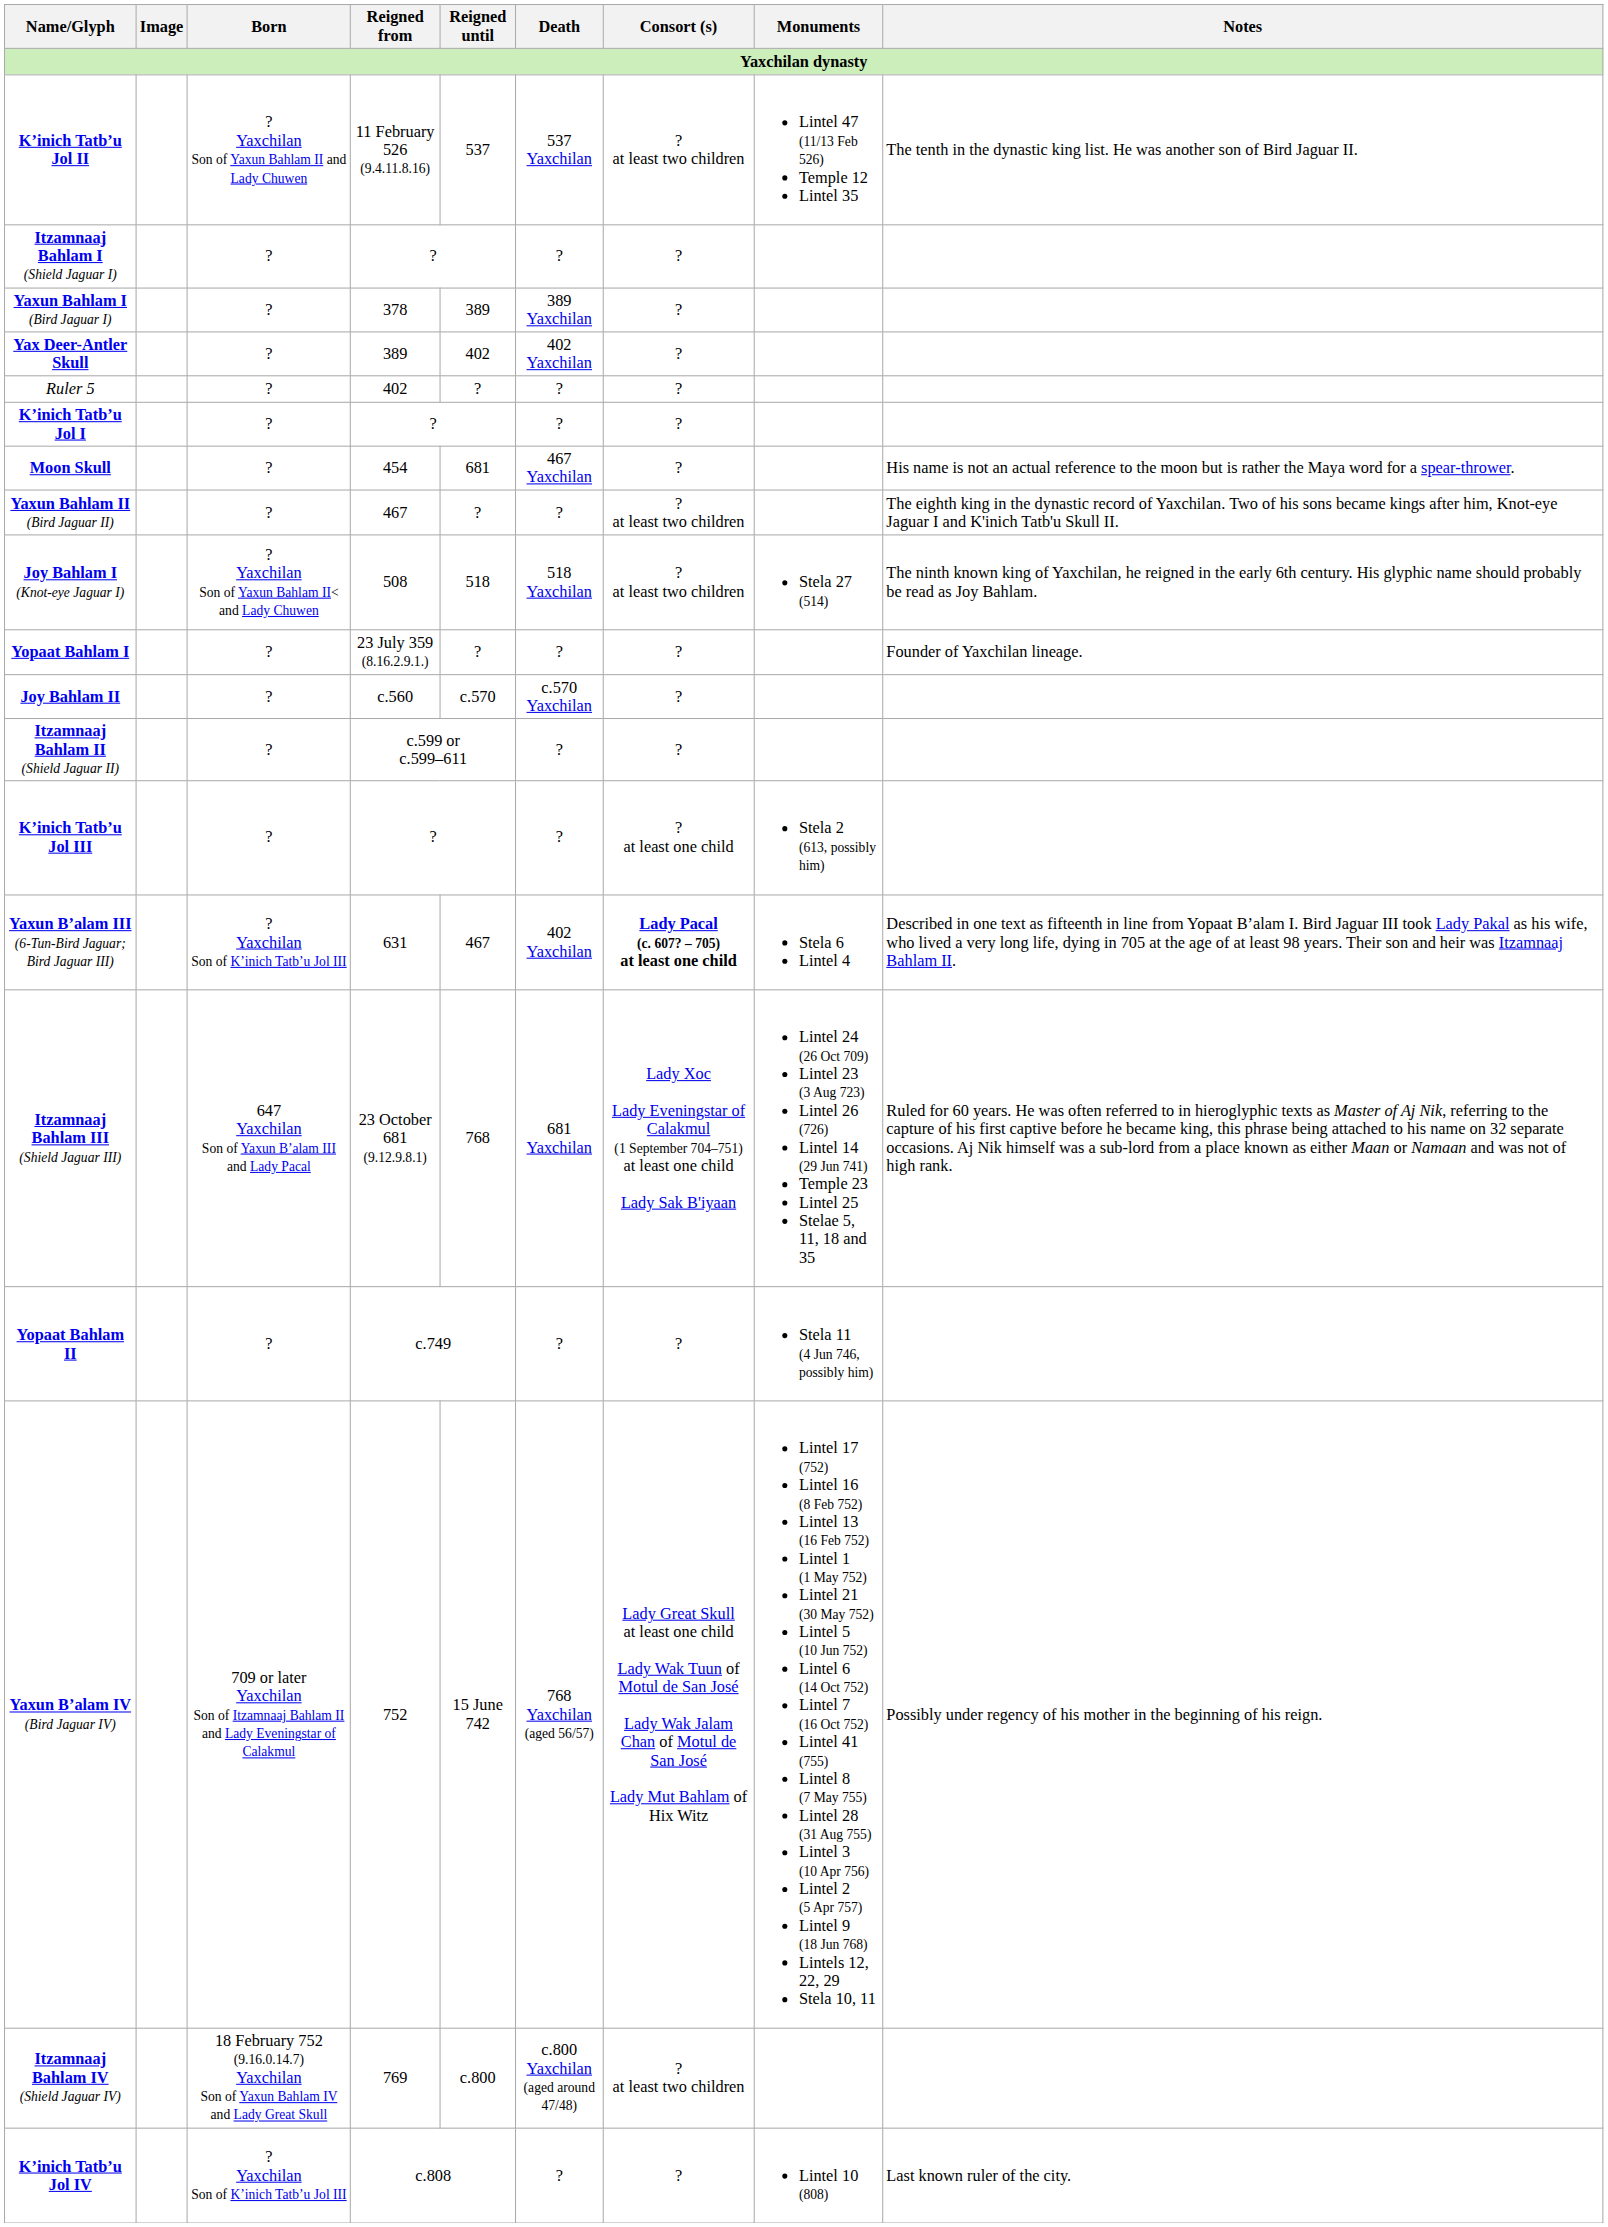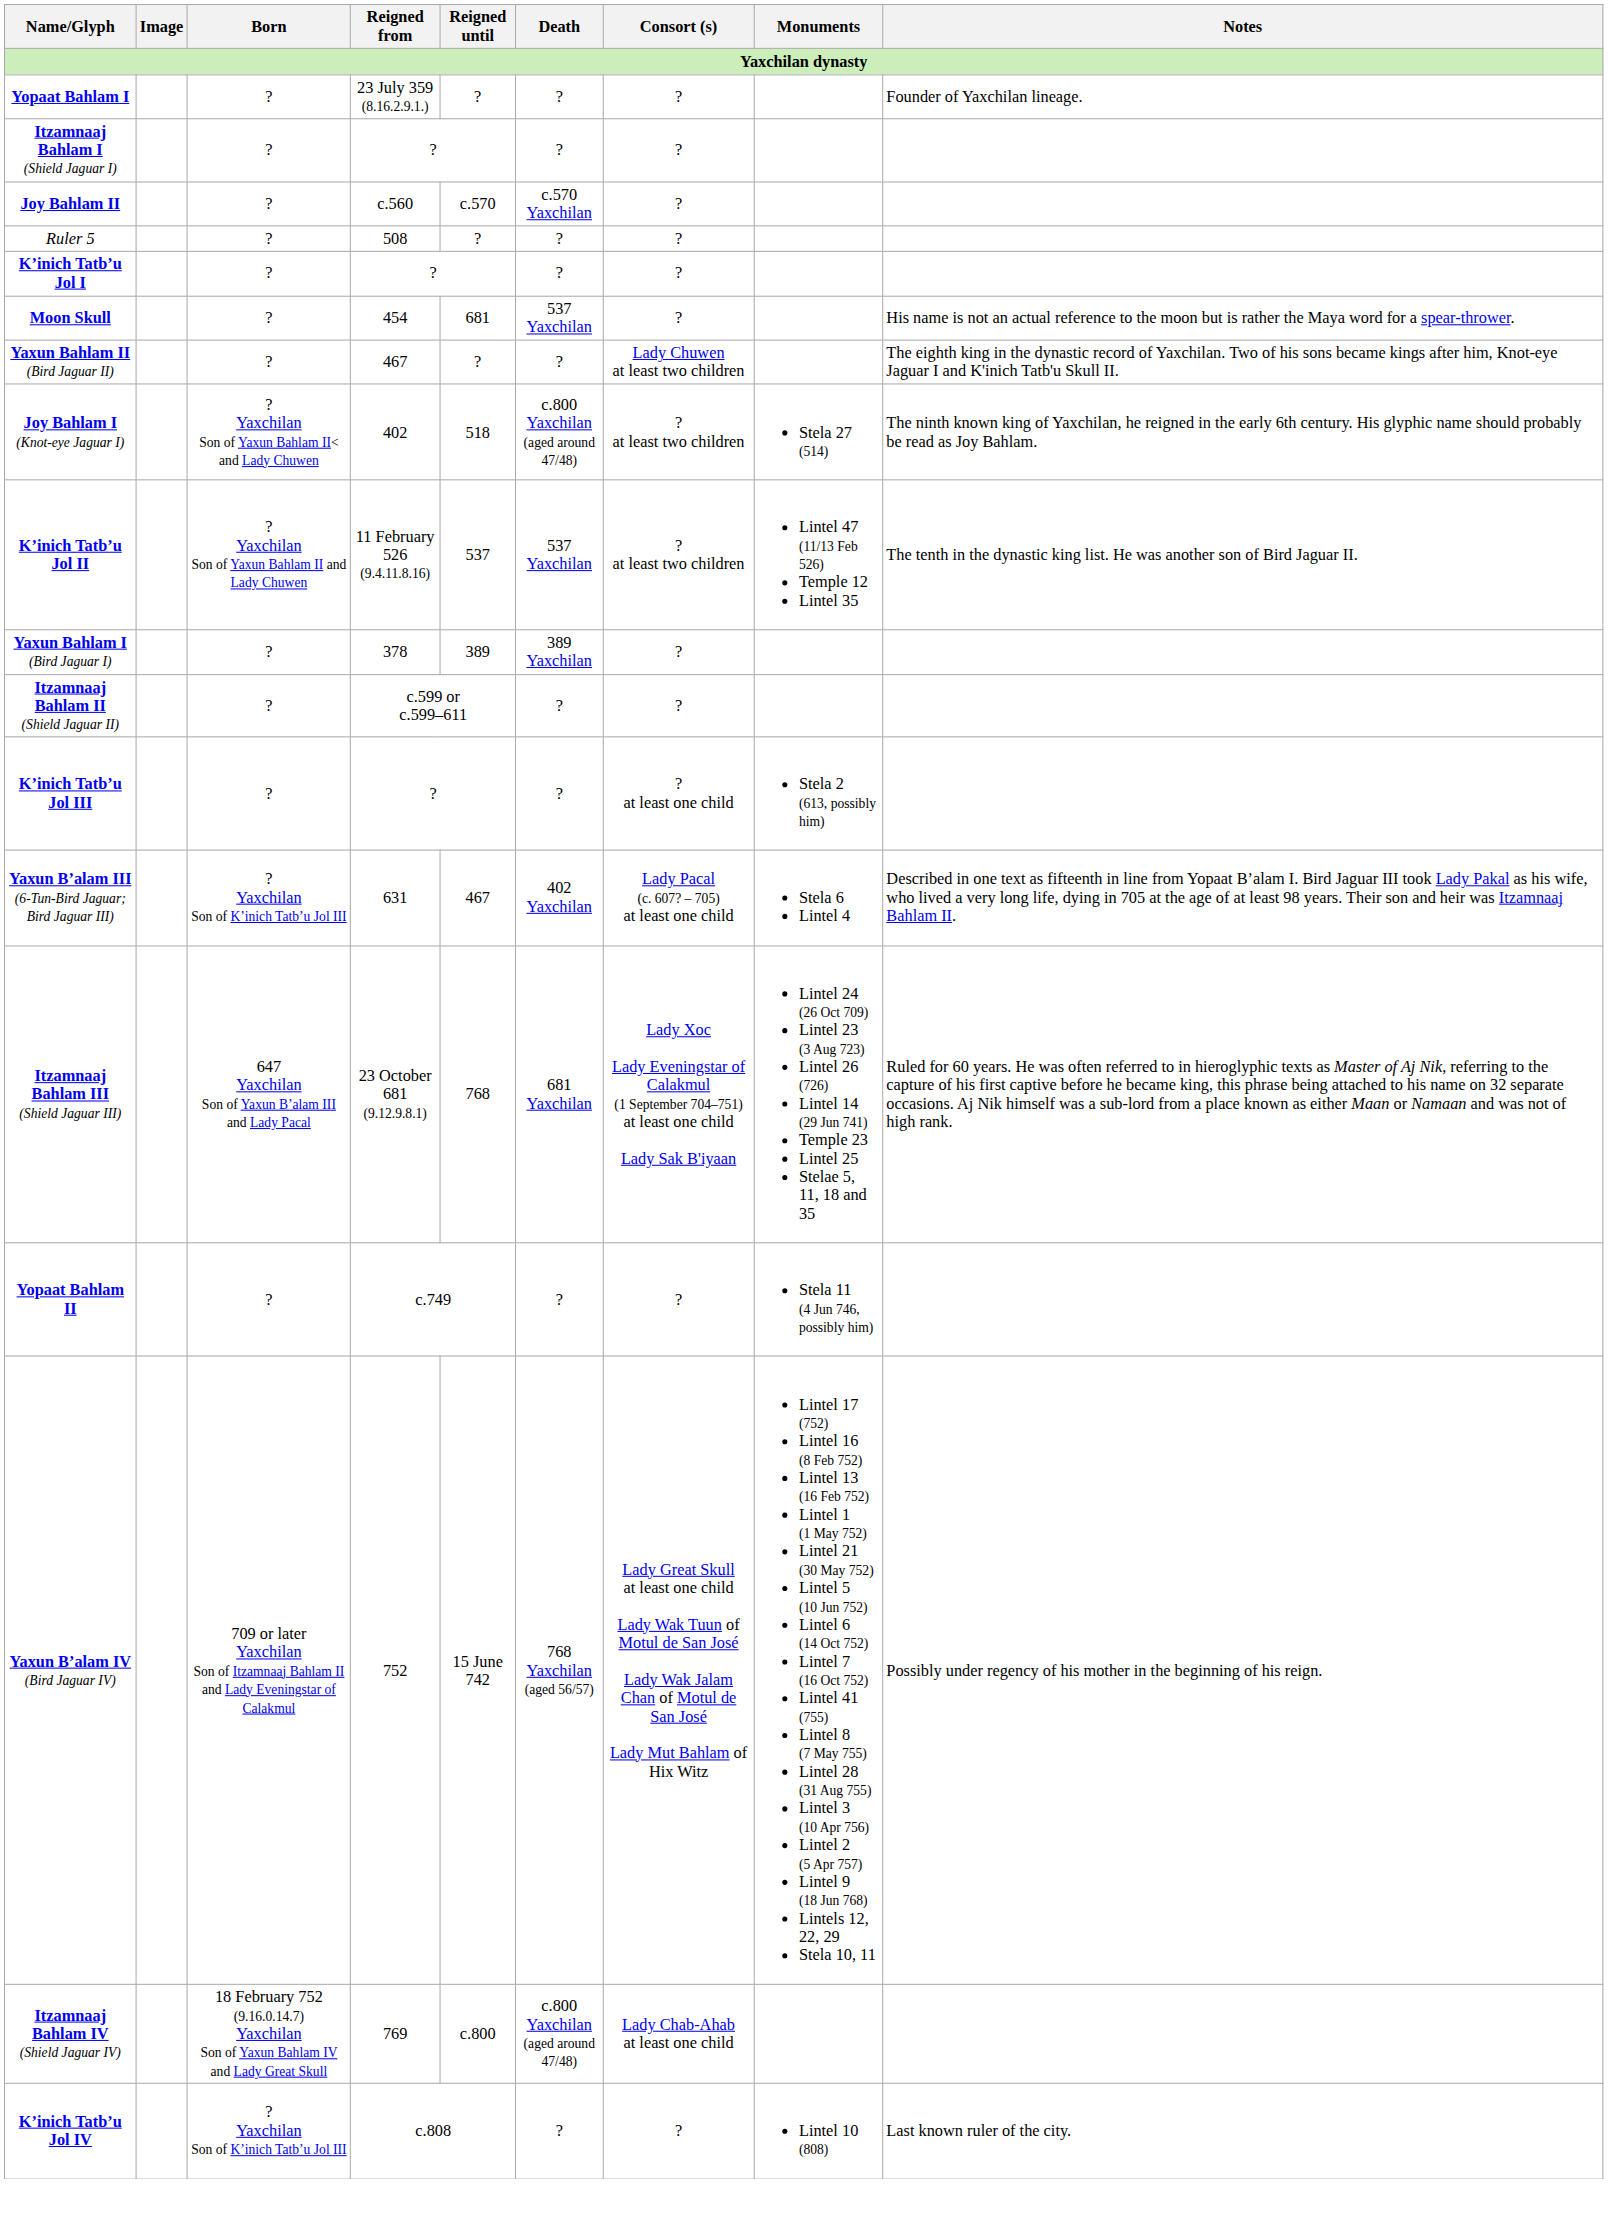rows swapped: (70, 652) <-> (70, 149)
rows swapped: (70, 309) <-> (70, 696)
- row: (70, 353)
(395, 388) 402 -> (395, 238) 508
(559, 468) 467 Yaxchilan -> (559, 317) 537 Yaxchilan
(679, 512) ? at least two children -> (679, 362) Lady Chuwen at least two children
(395, 582) 508 -> (395, 431) 402
(559, 582) 518 Yaxchilan -> (559, 431) c.800 Yaxchilan (aged around 47/48)
(679, 942) bold -> (679, 897) normal
(679, 2077) ? at least two children -> (679, 2033) Lady Chab-Ahab at least one child
